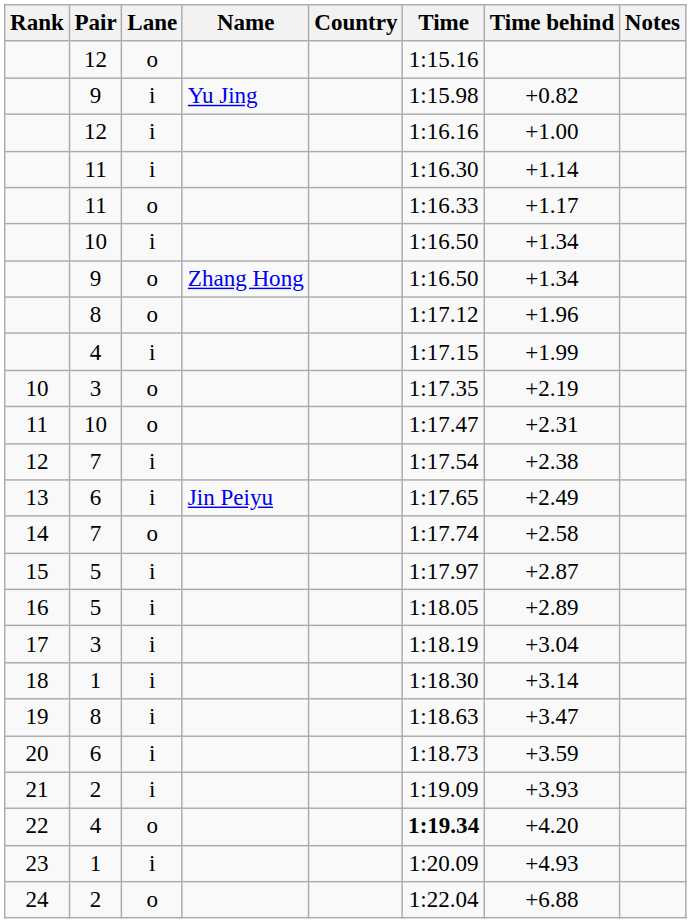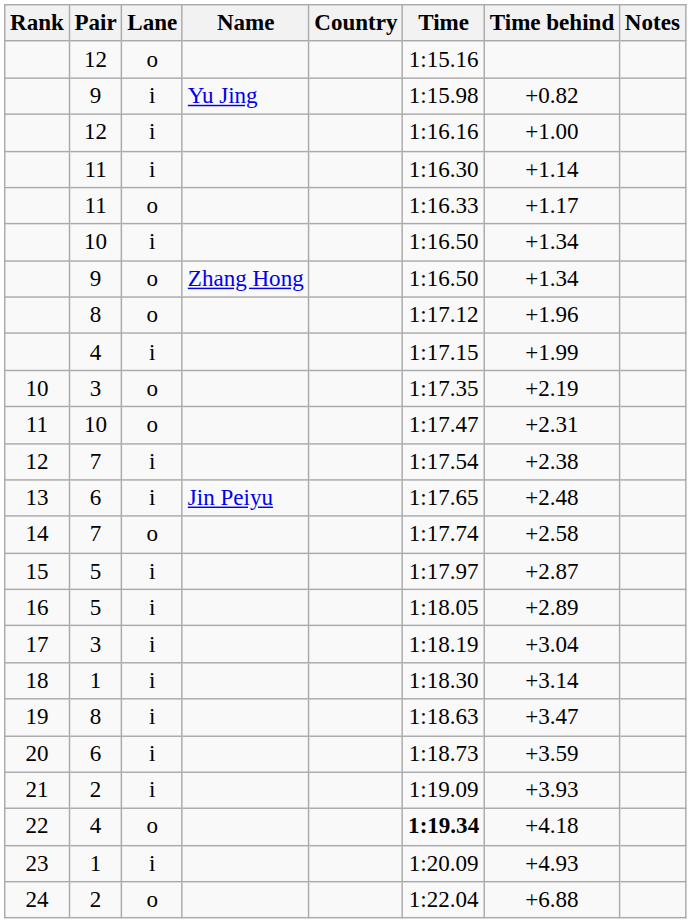(552, 497) +2.49 -> (552, 497) +2.48
(552, 826) +4.20 -> (552, 826) +4.18
